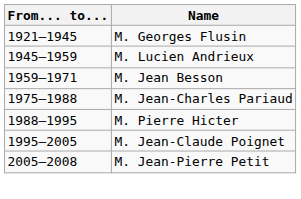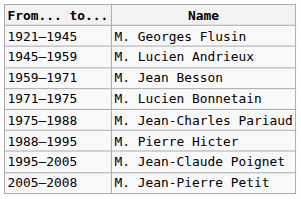+ row: (188, 99)
